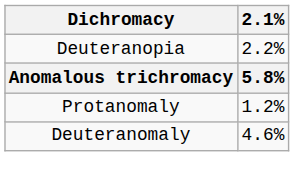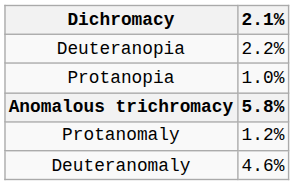+ row: (121, 78)
